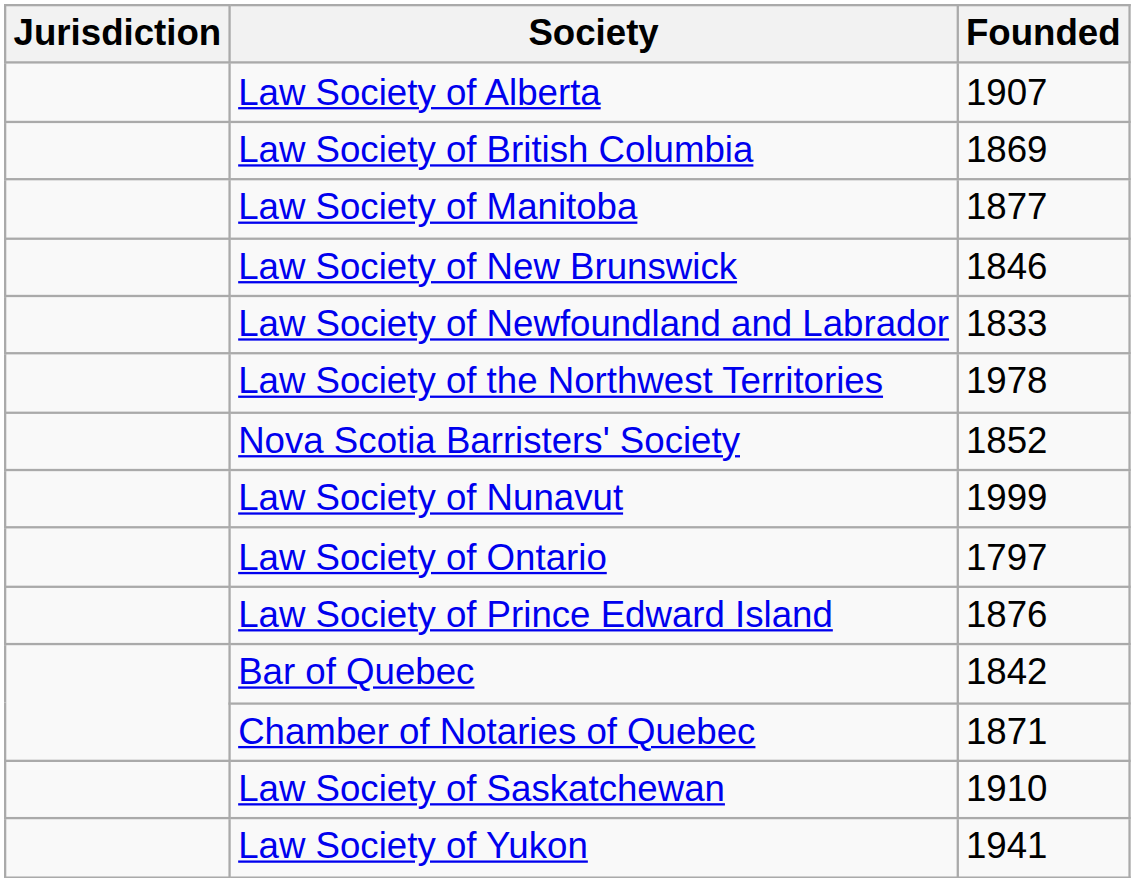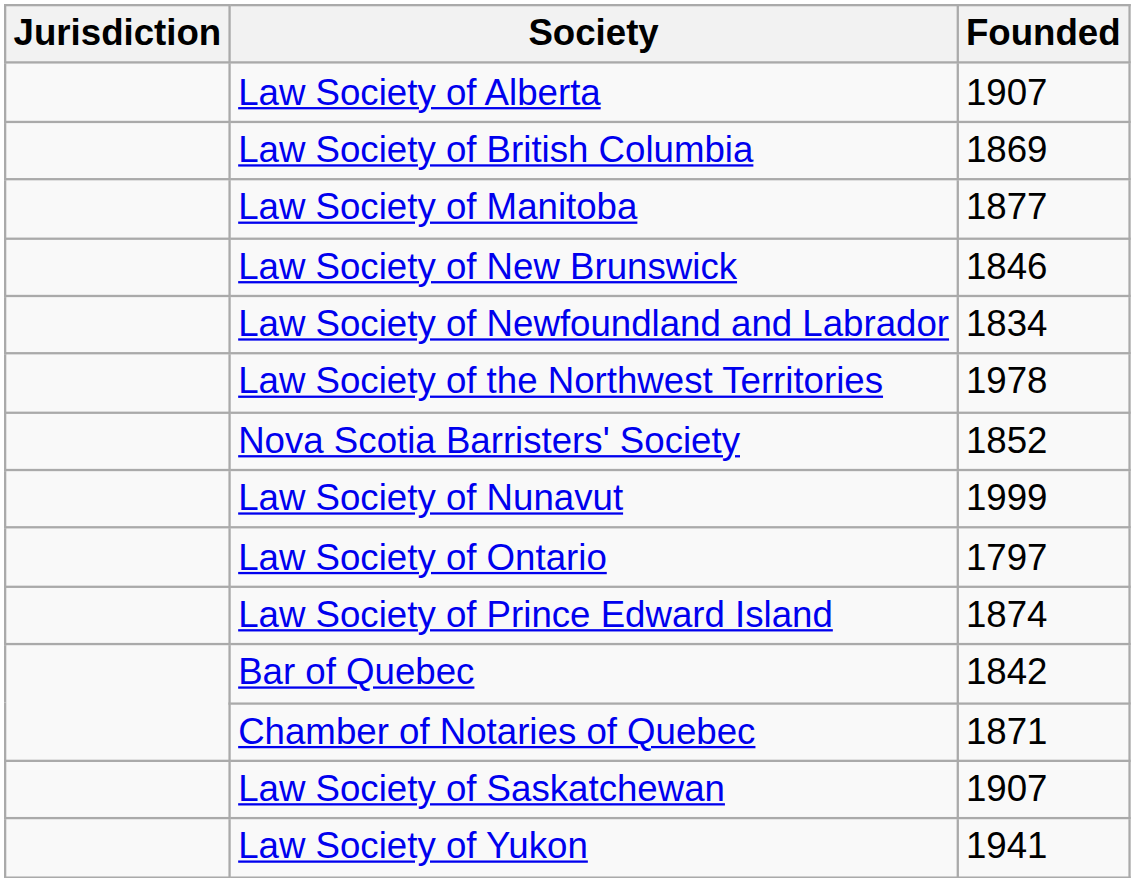(1007, 324) 1833 -> (1007, 324) 1834
(1007, 614) 1876 -> (1007, 614) 1874
(1007, 788) 1910 -> (1007, 788) 1907
